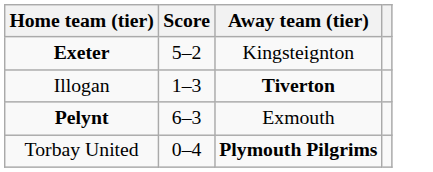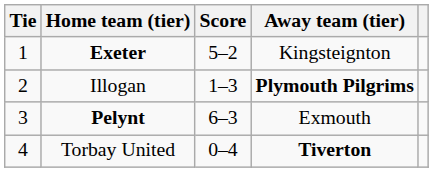+ column: (23, 20)
(298, 85) Tiverton -> (335, 85) Plymouth Pilgrims
(298, 150) Plymouth Pilgrims -> (335, 150) Tiverton
